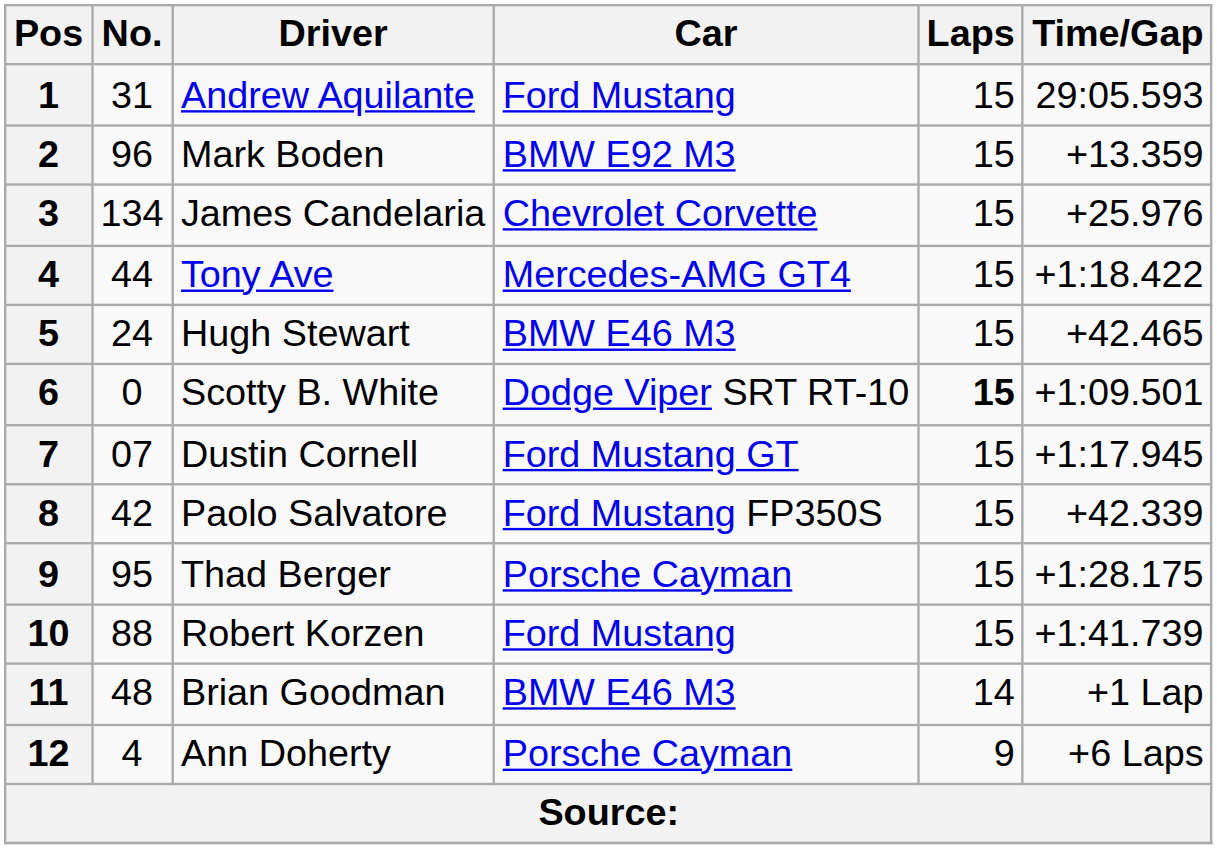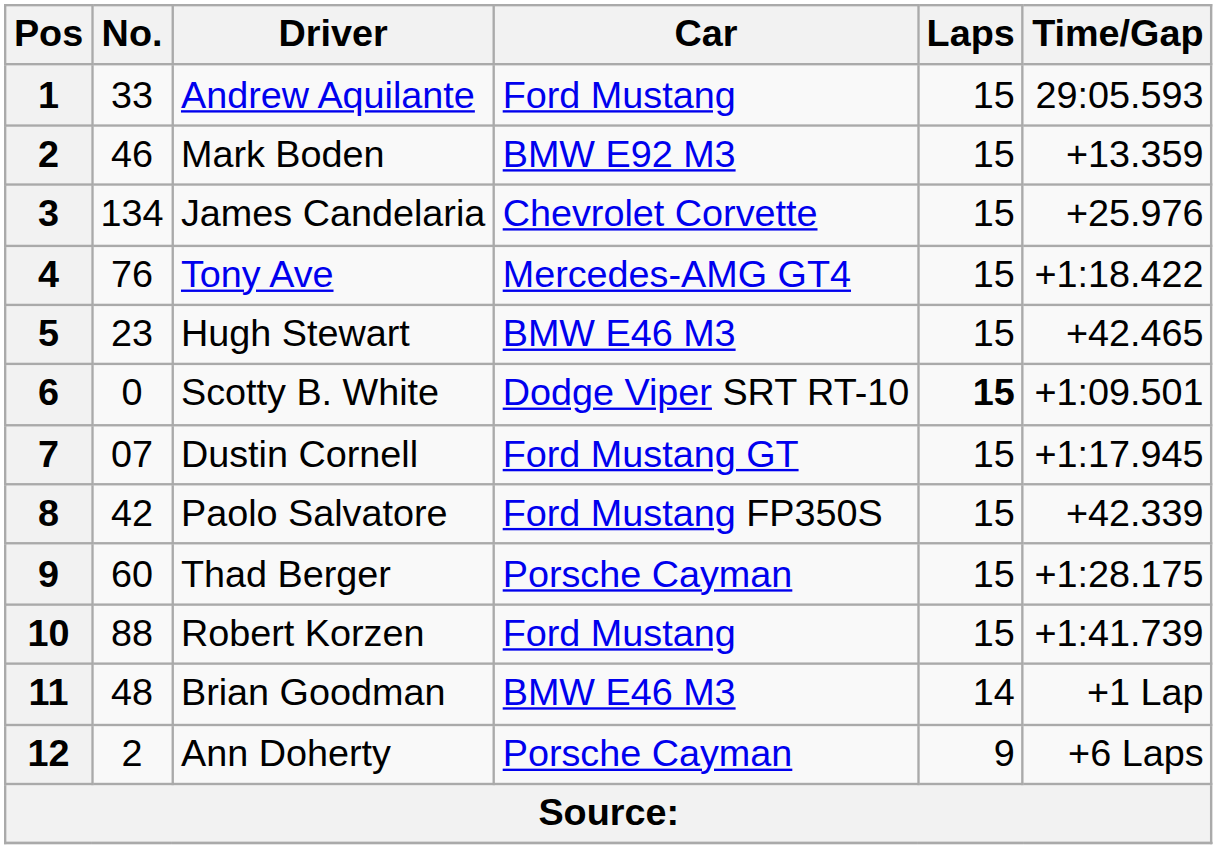(132, 94) 31 -> (132, 94) 33
(132, 154) 96 -> (132, 154) 46
(132, 273) 44 -> (132, 273) 76
(132, 333) 24 -> (132, 333) 23
(132, 573) 95 -> (132, 573) 60
(132, 753) 4 -> (132, 753) 2
